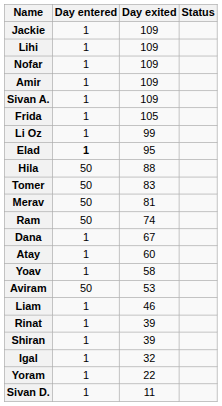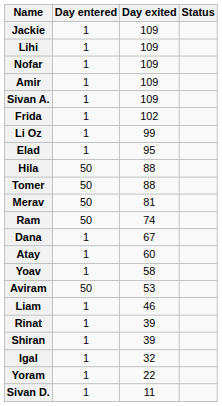(149, 116) 105 -> (149, 116) 102
(86, 151) bold -> (86, 151) normal
(149, 185) 83 -> (149, 185) 88
